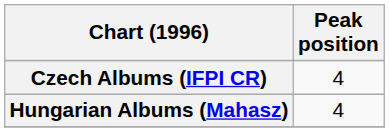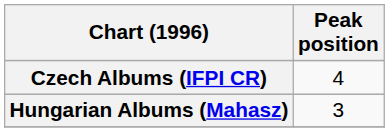(338, 110) 4 -> (338, 110) 3
